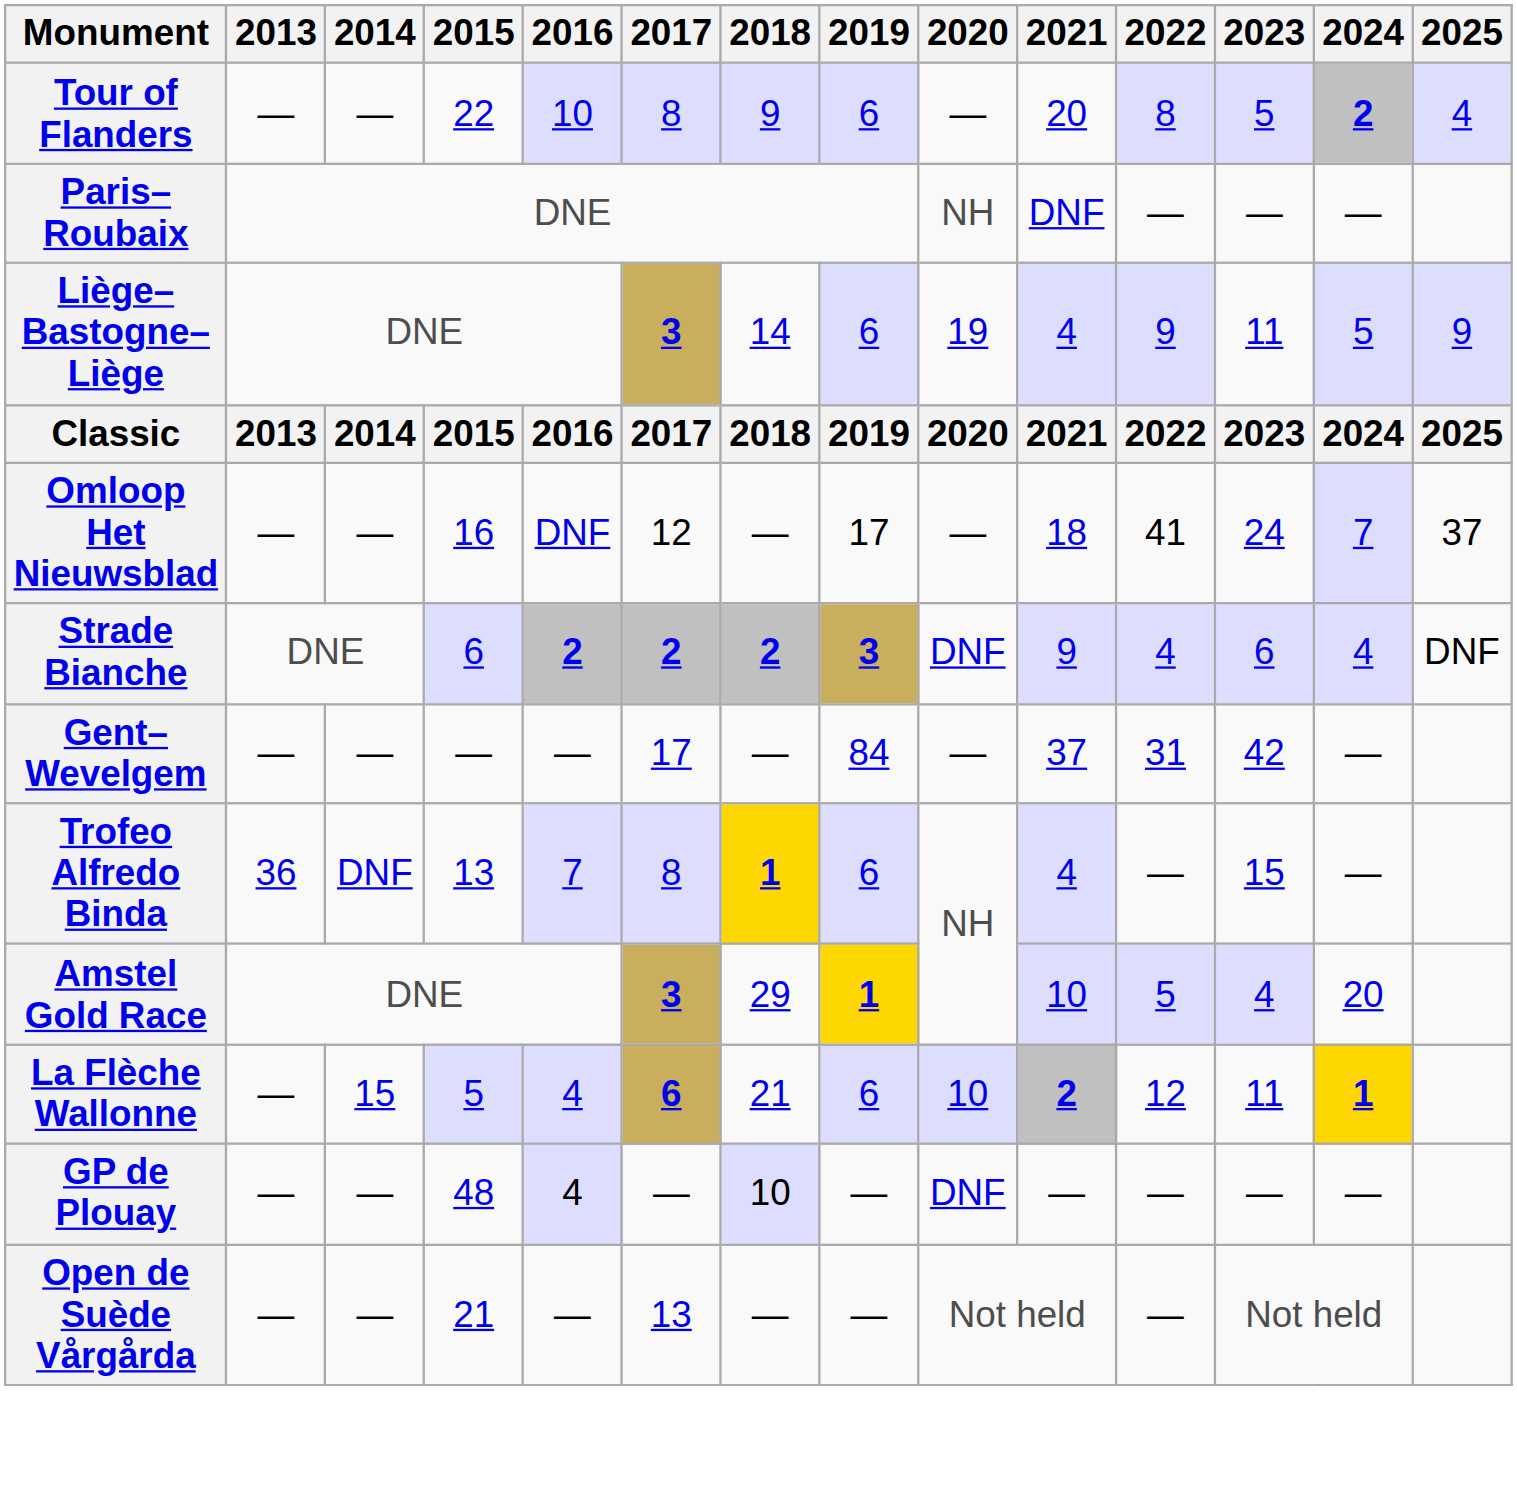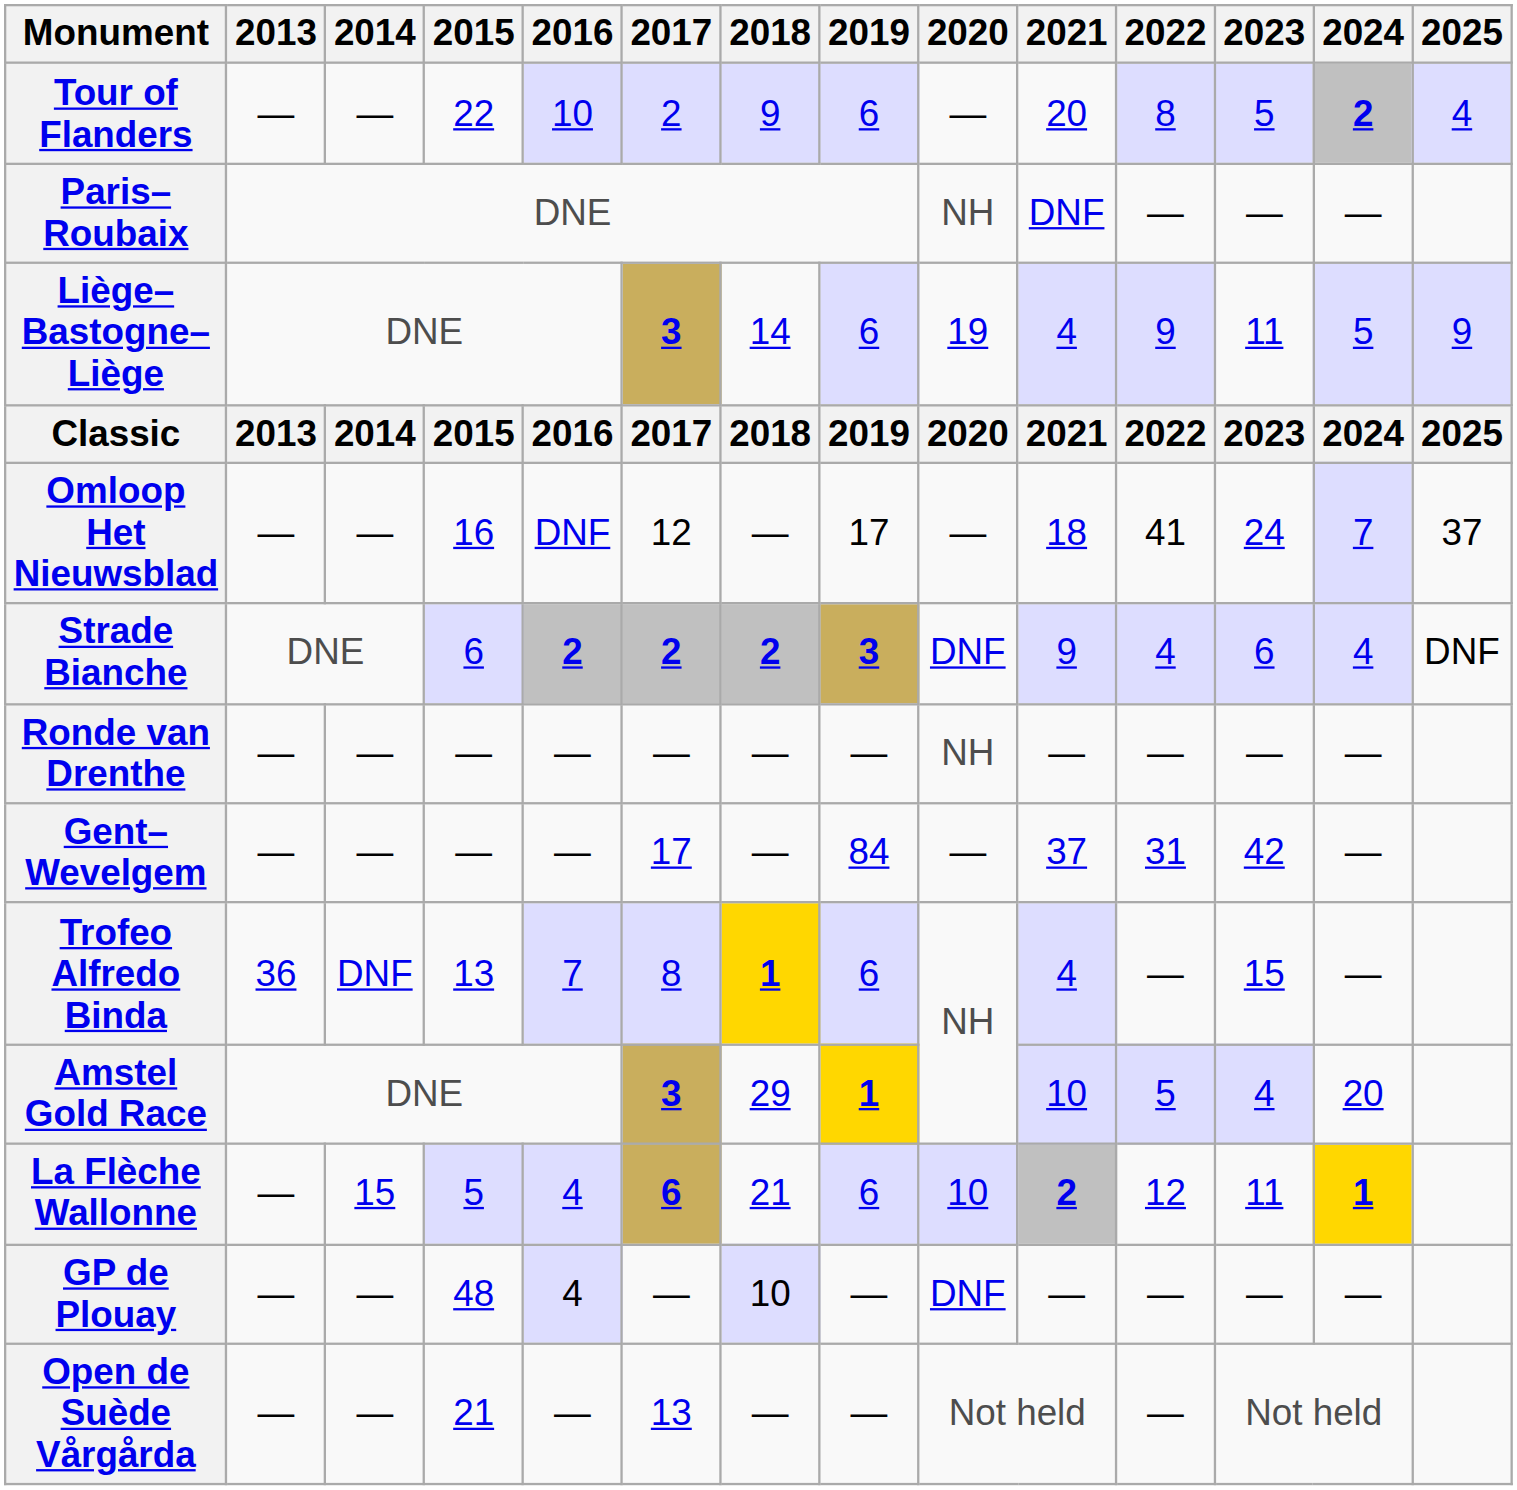(671, 112) 8 -> (671, 112) 2
+ row: (116, 752)
